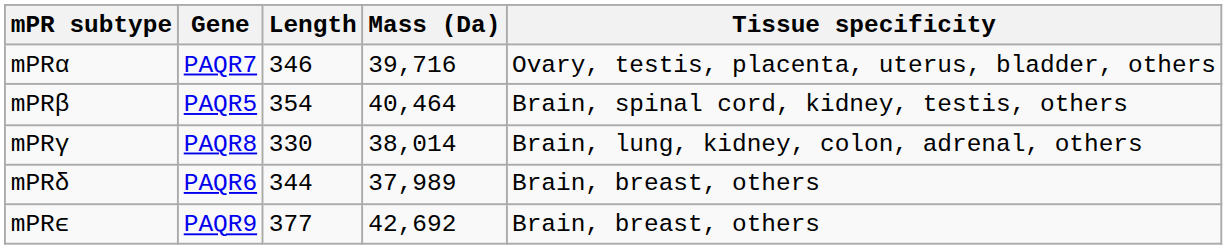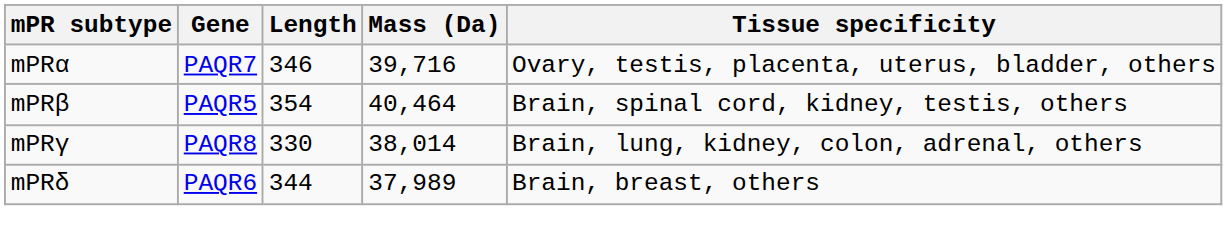- row: (40, 224)
